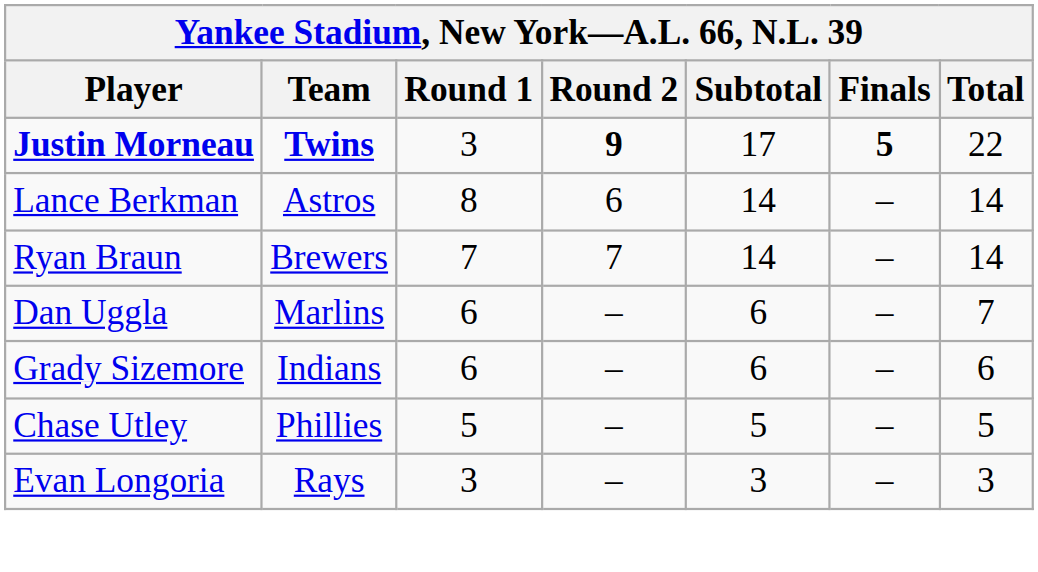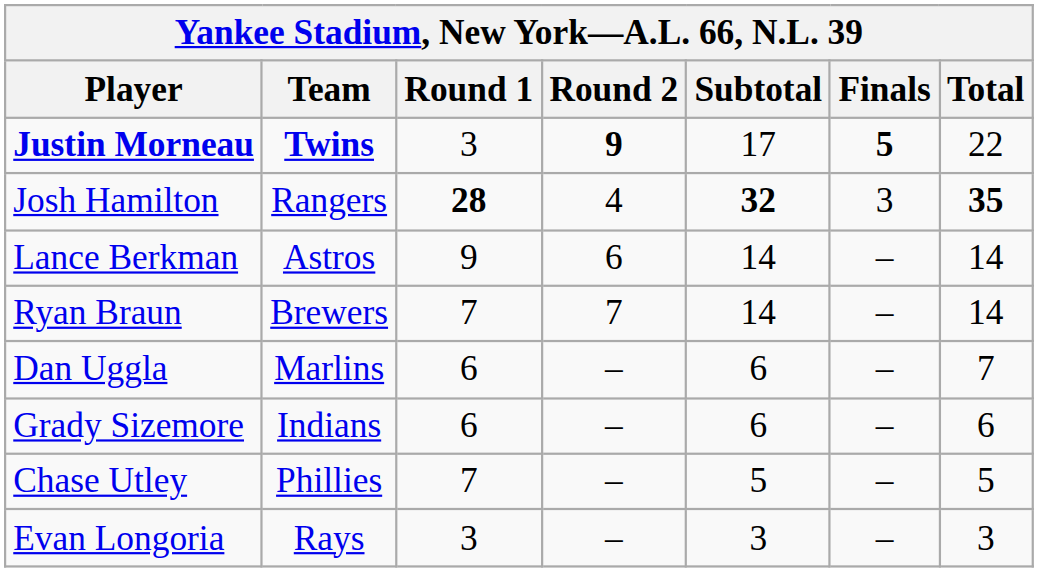+ row: (116, 200)
(469, 200) 8 -> (469, 256) 9
(469, 425) 5 -> (469, 481) 7
